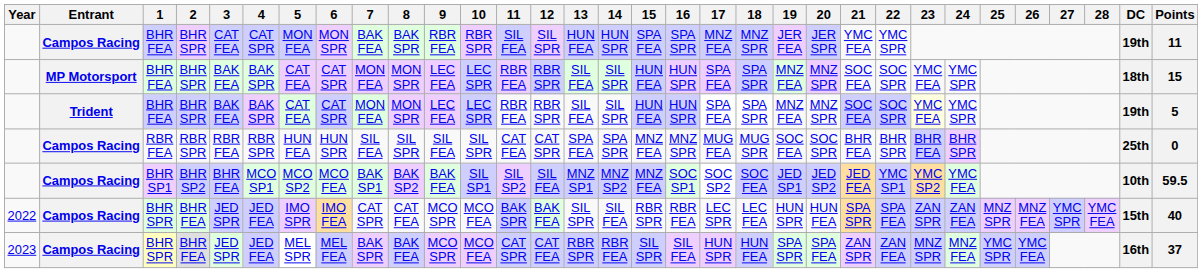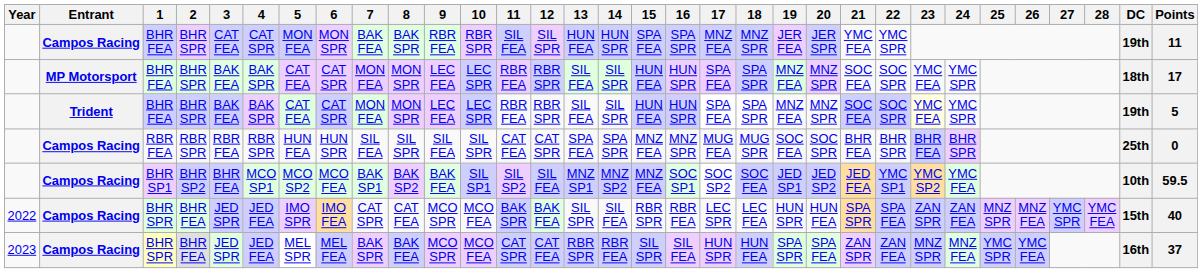(1175, 76) 15 -> (1175, 76) 17
